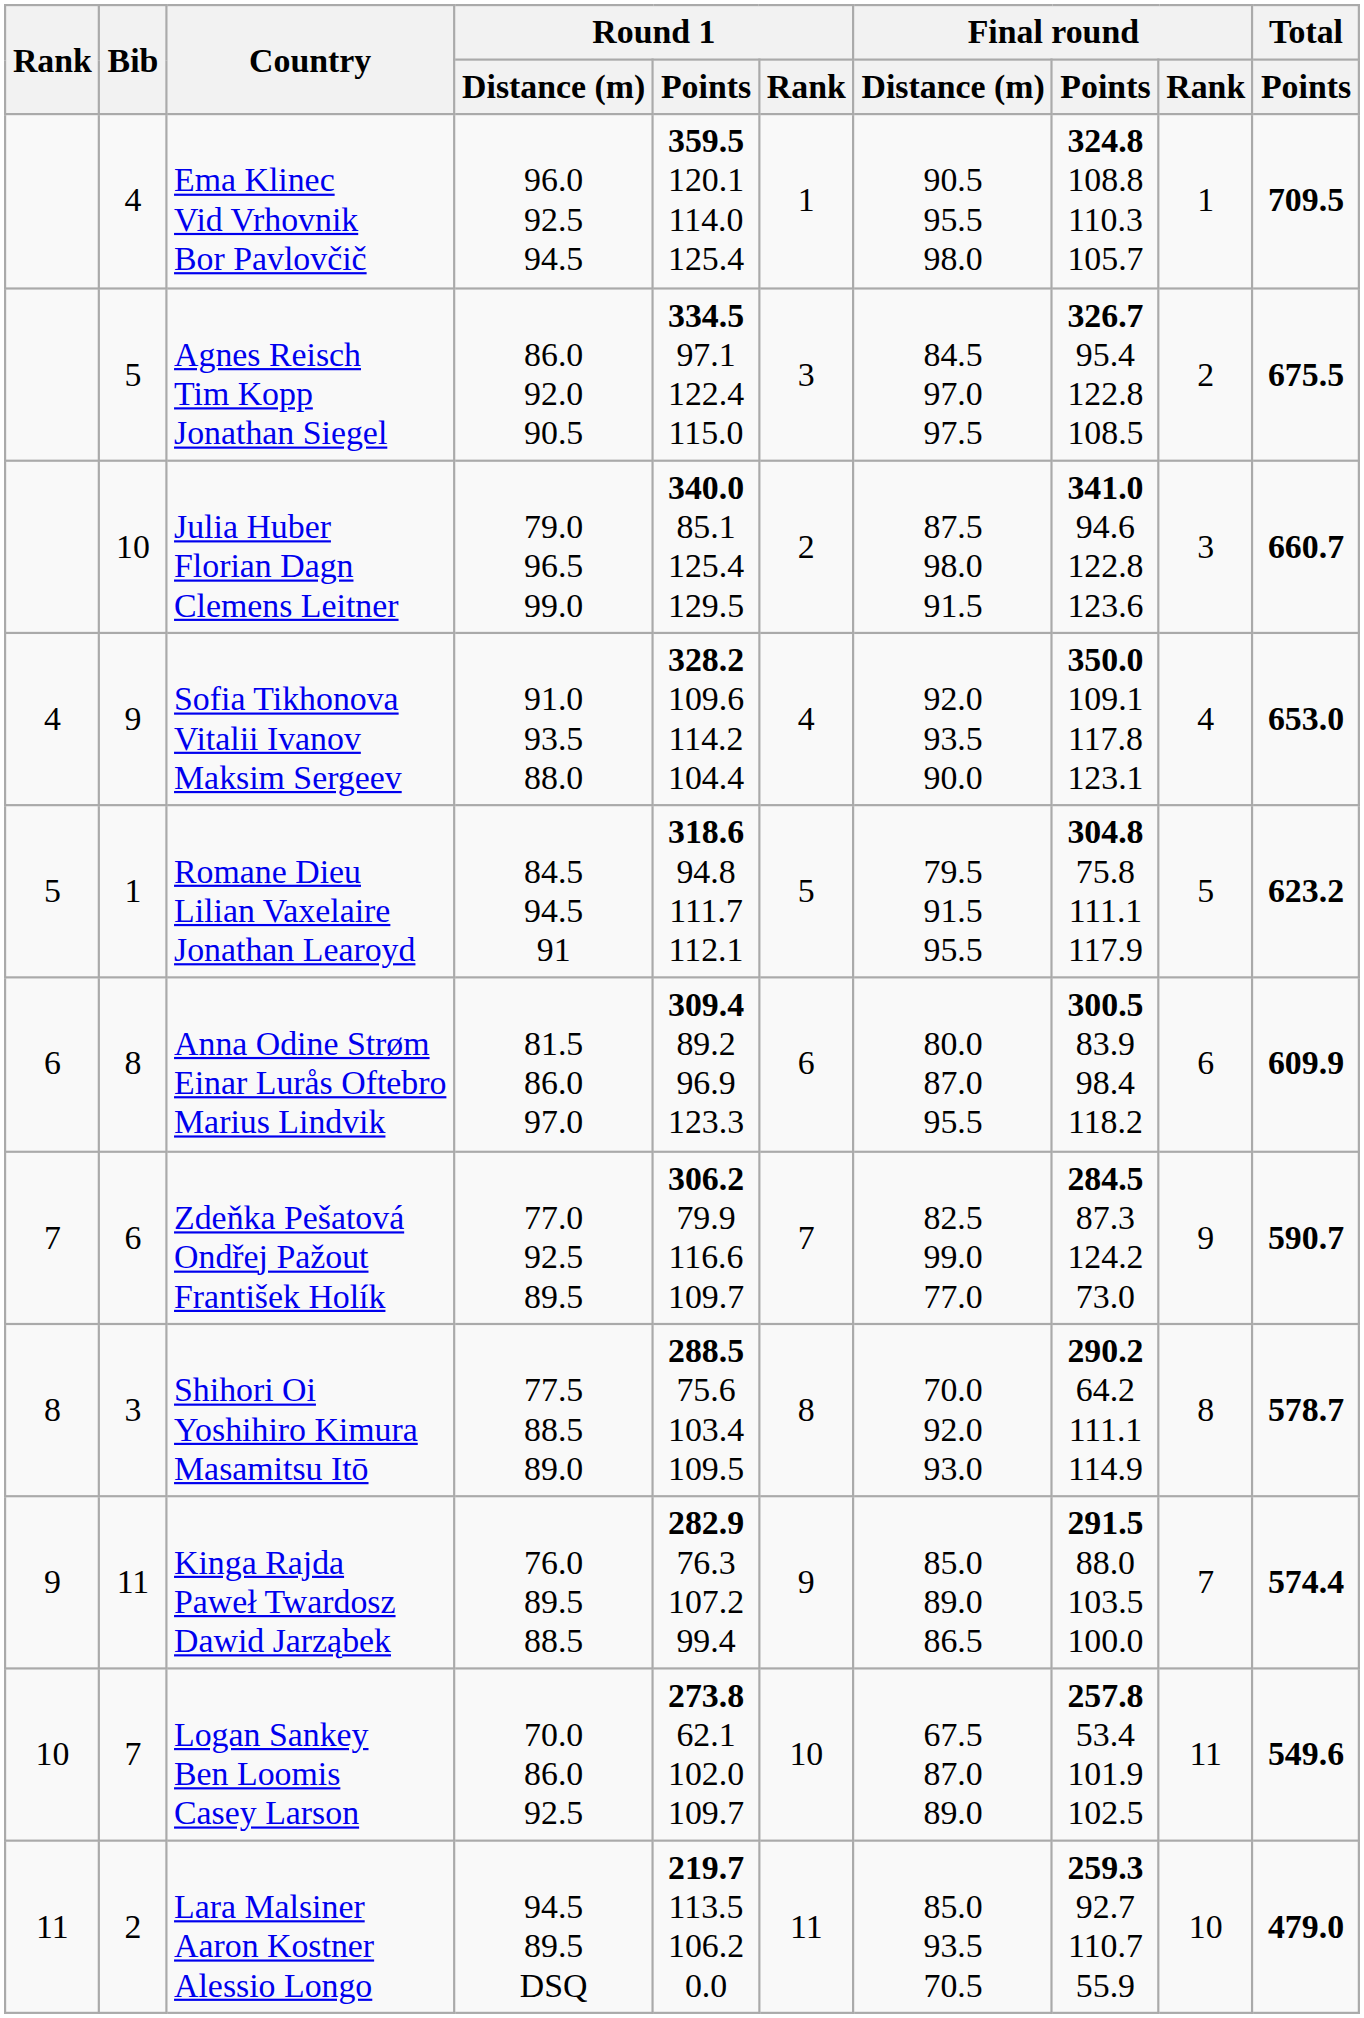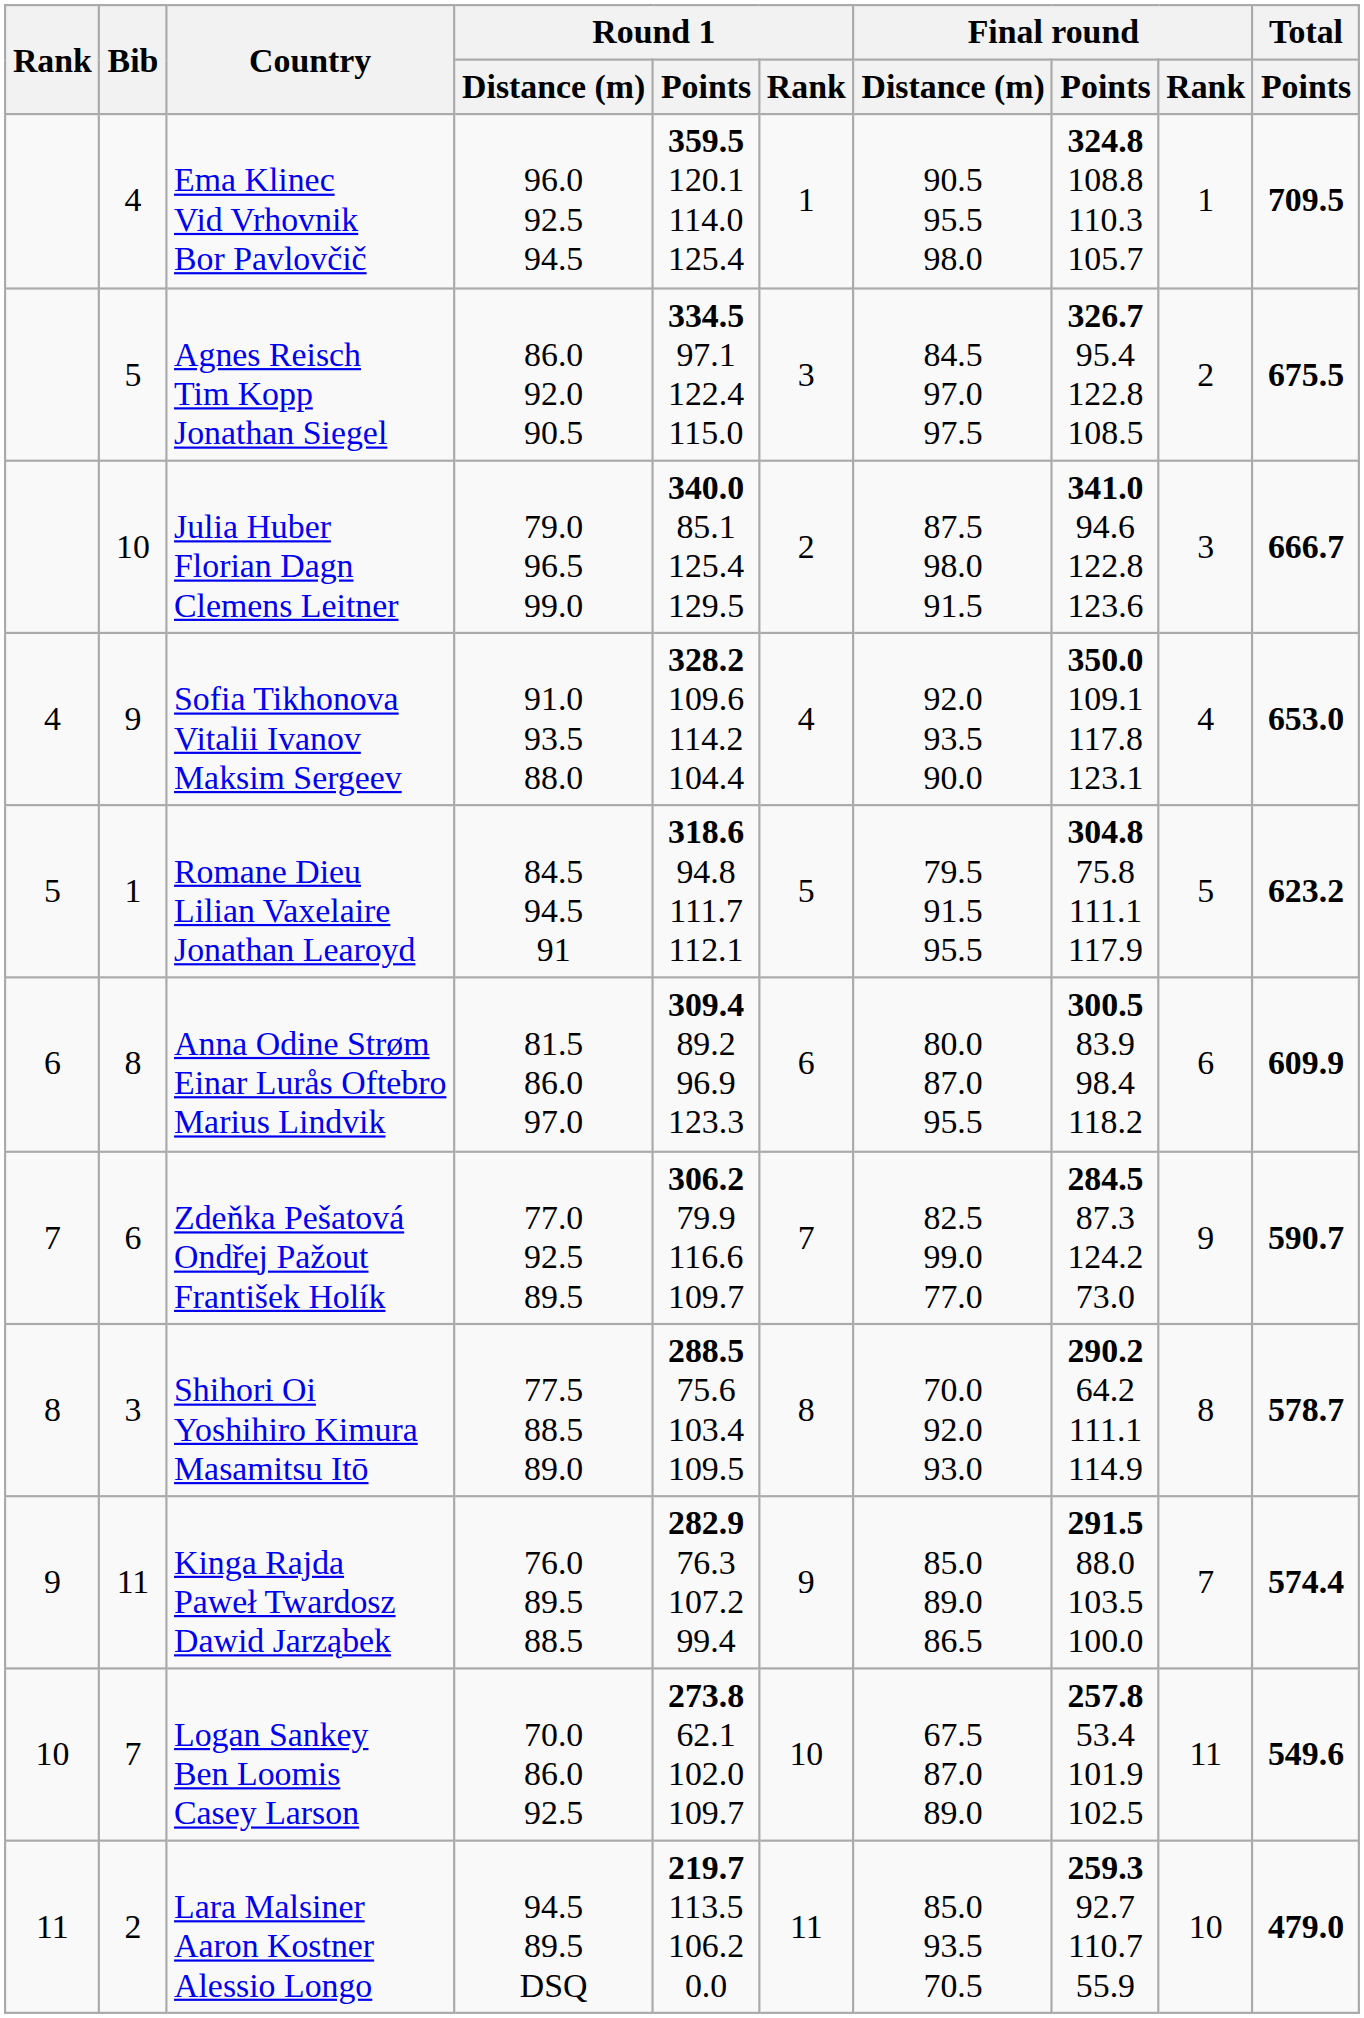(1306, 545) 660.7 -> (1306, 545) 666.7
